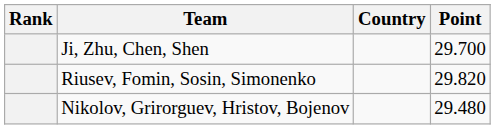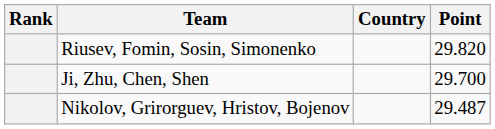rows swapped: (189, 78) <-> (135, 49)
(460, 108) 29.480 -> (460, 108) 29.487
